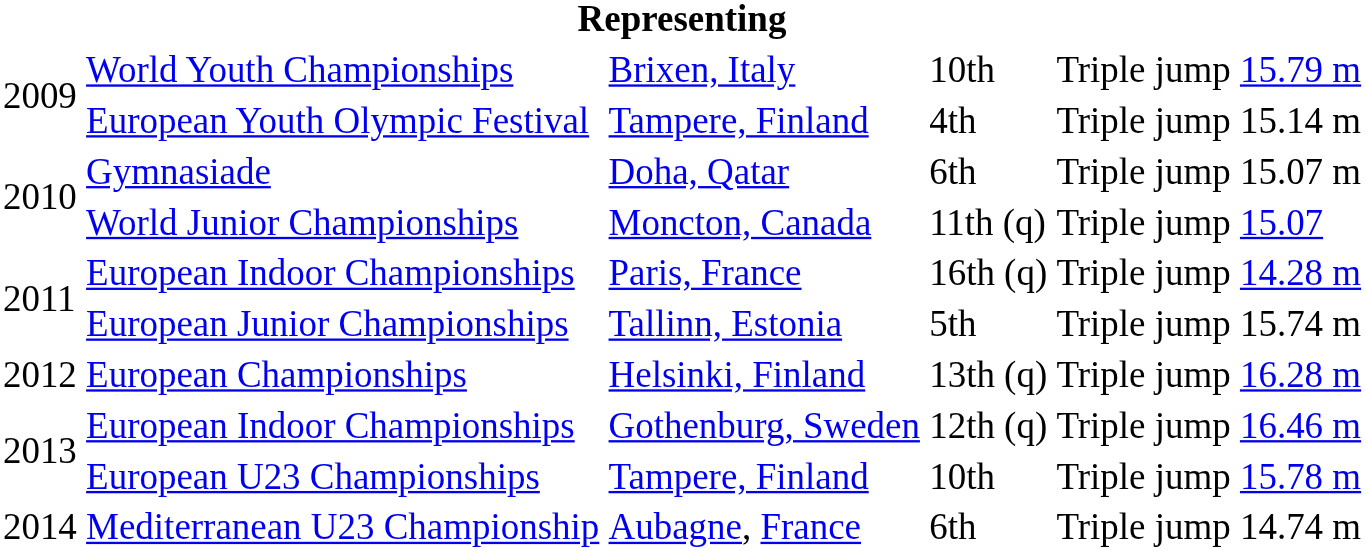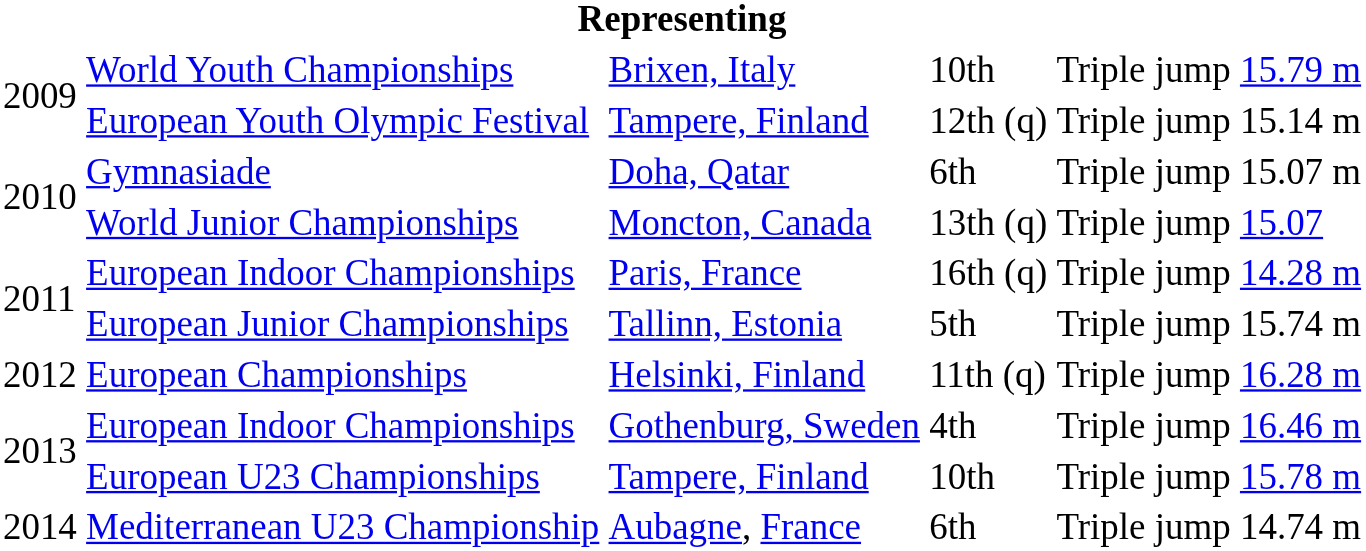(953, 120) 4th -> (988, 120) 12th (q)
(988, 222) 11th (q) -> (988, 222) 13th (q)
(988, 374) 13th (q) -> (988, 374) 11th (q)
(988, 425) 12th (q) -> (953, 425) 4th
